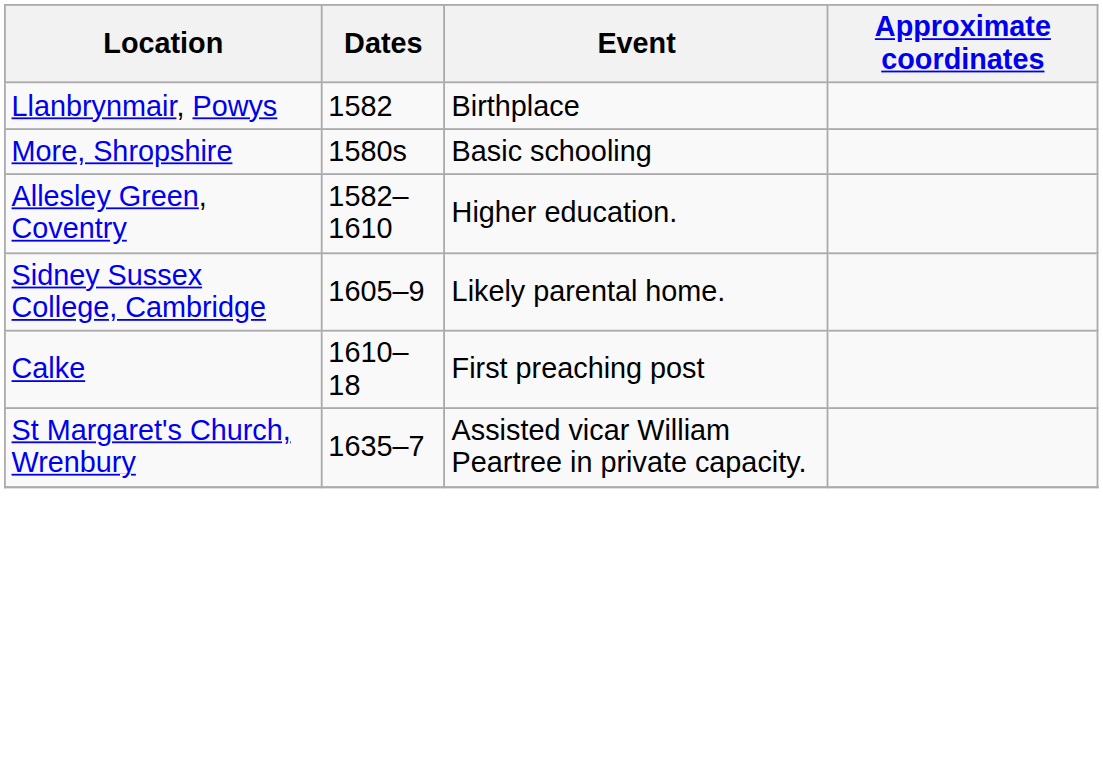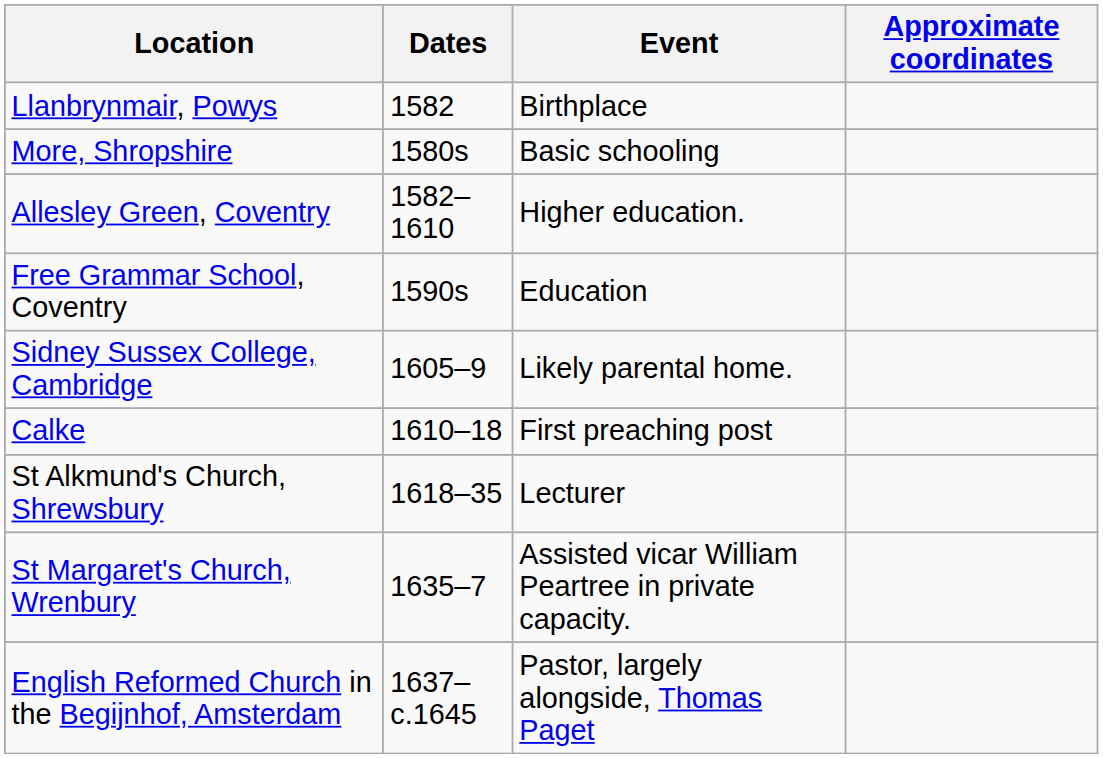+ row: (158, 291)
+ row: (149, 492)
+ row: (192, 697)
